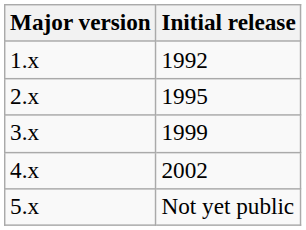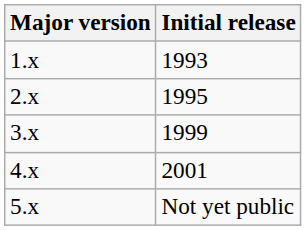(185, 59) 1992 -> (185, 59) 1993
(185, 170) 2002 -> (185, 170) 2001
